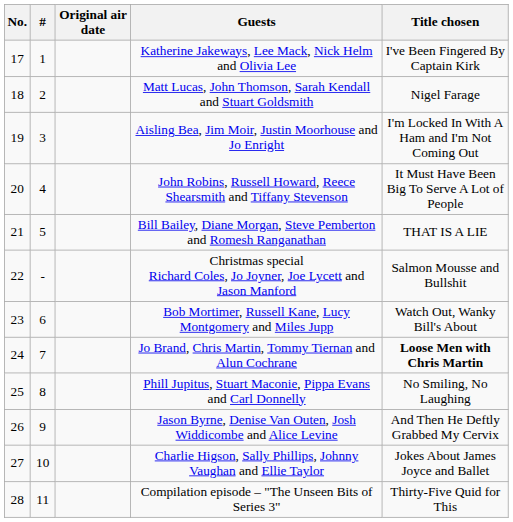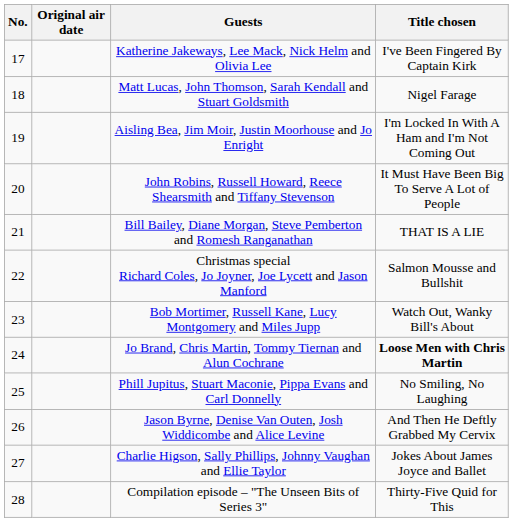- column: (43, 22)
